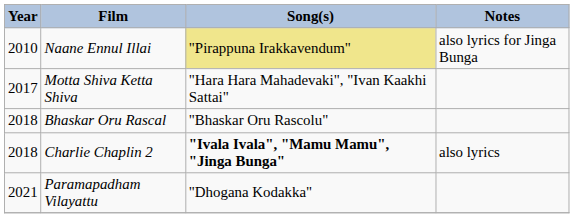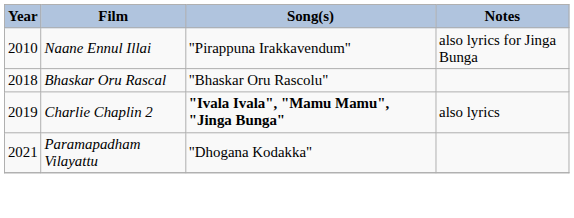(270, 48) khaki background -> (270, 48) no background
- row: (99, 88)
(23, 152) 2018 -> (23, 112) 2019
